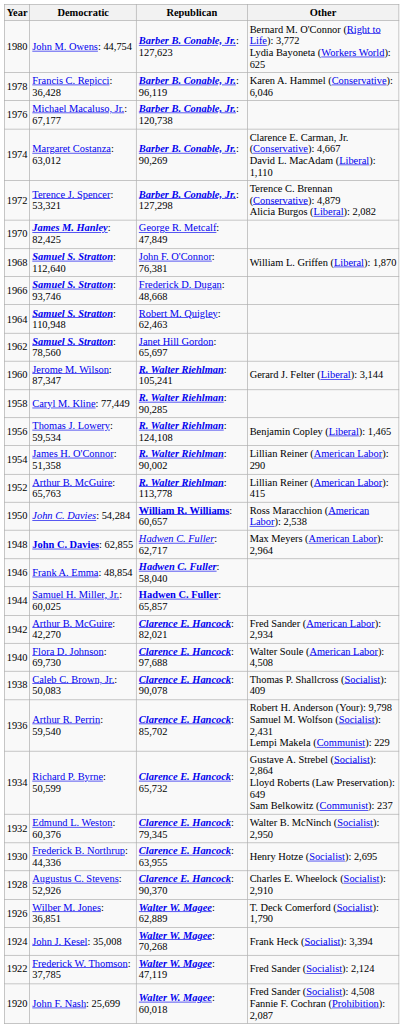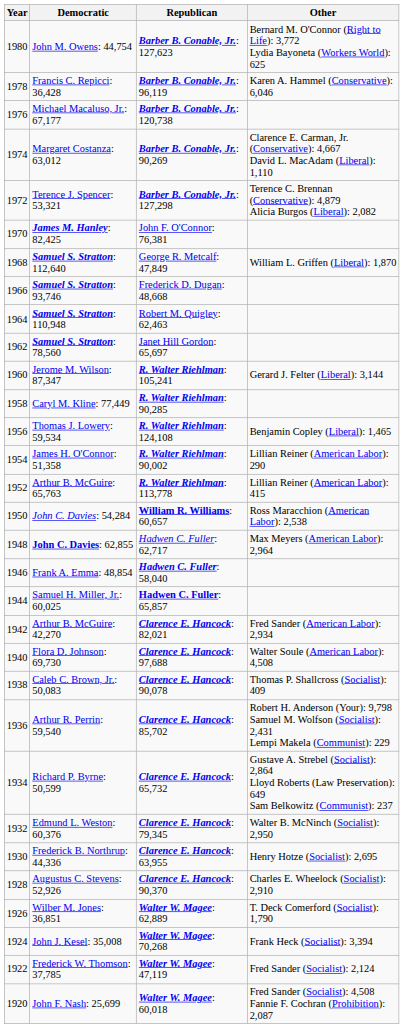(179, 234) George R. Metcalf: 47,849 -> (177, 234) John F. O'Connor: 76,381
(177, 262) John F. O'Connor: 76,381 -> (179, 262) George R. Metcalf: 47,849
